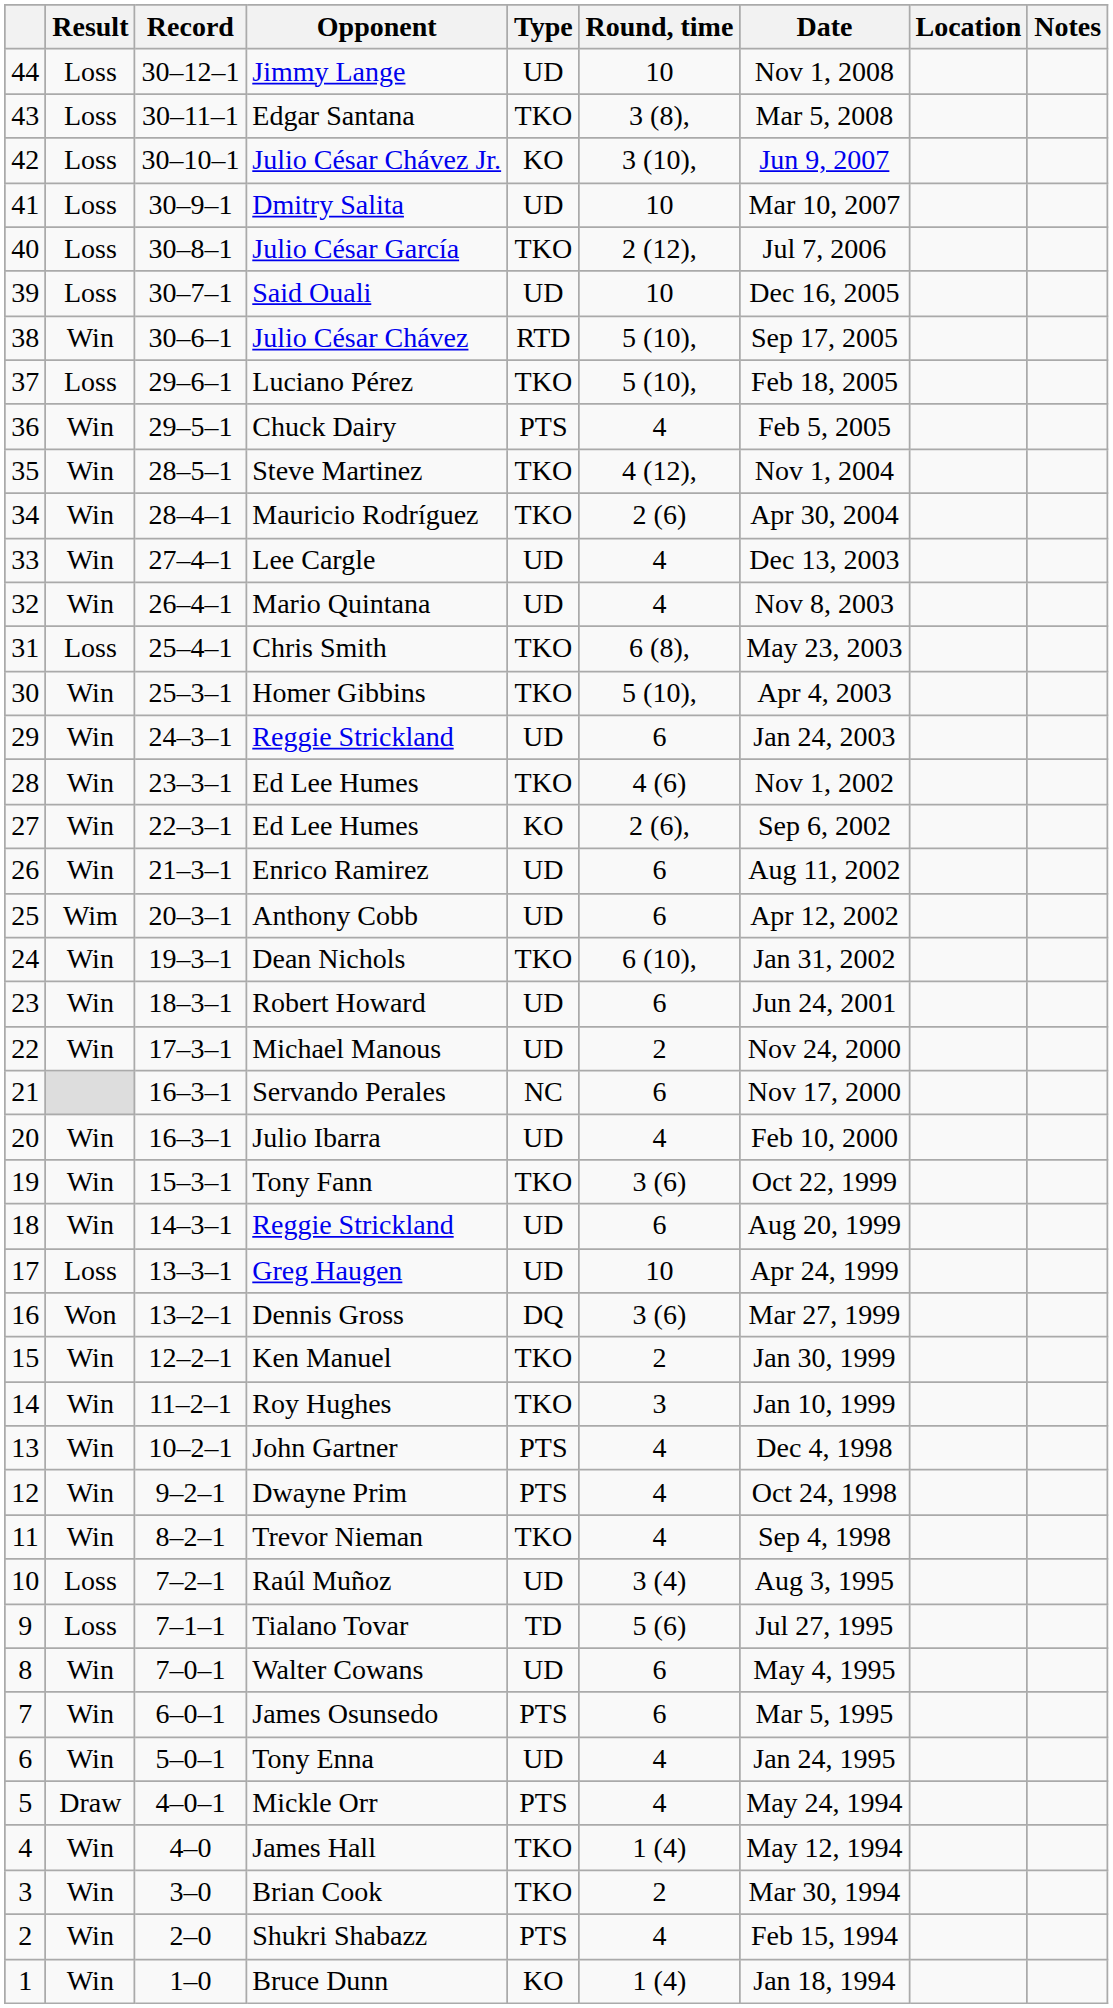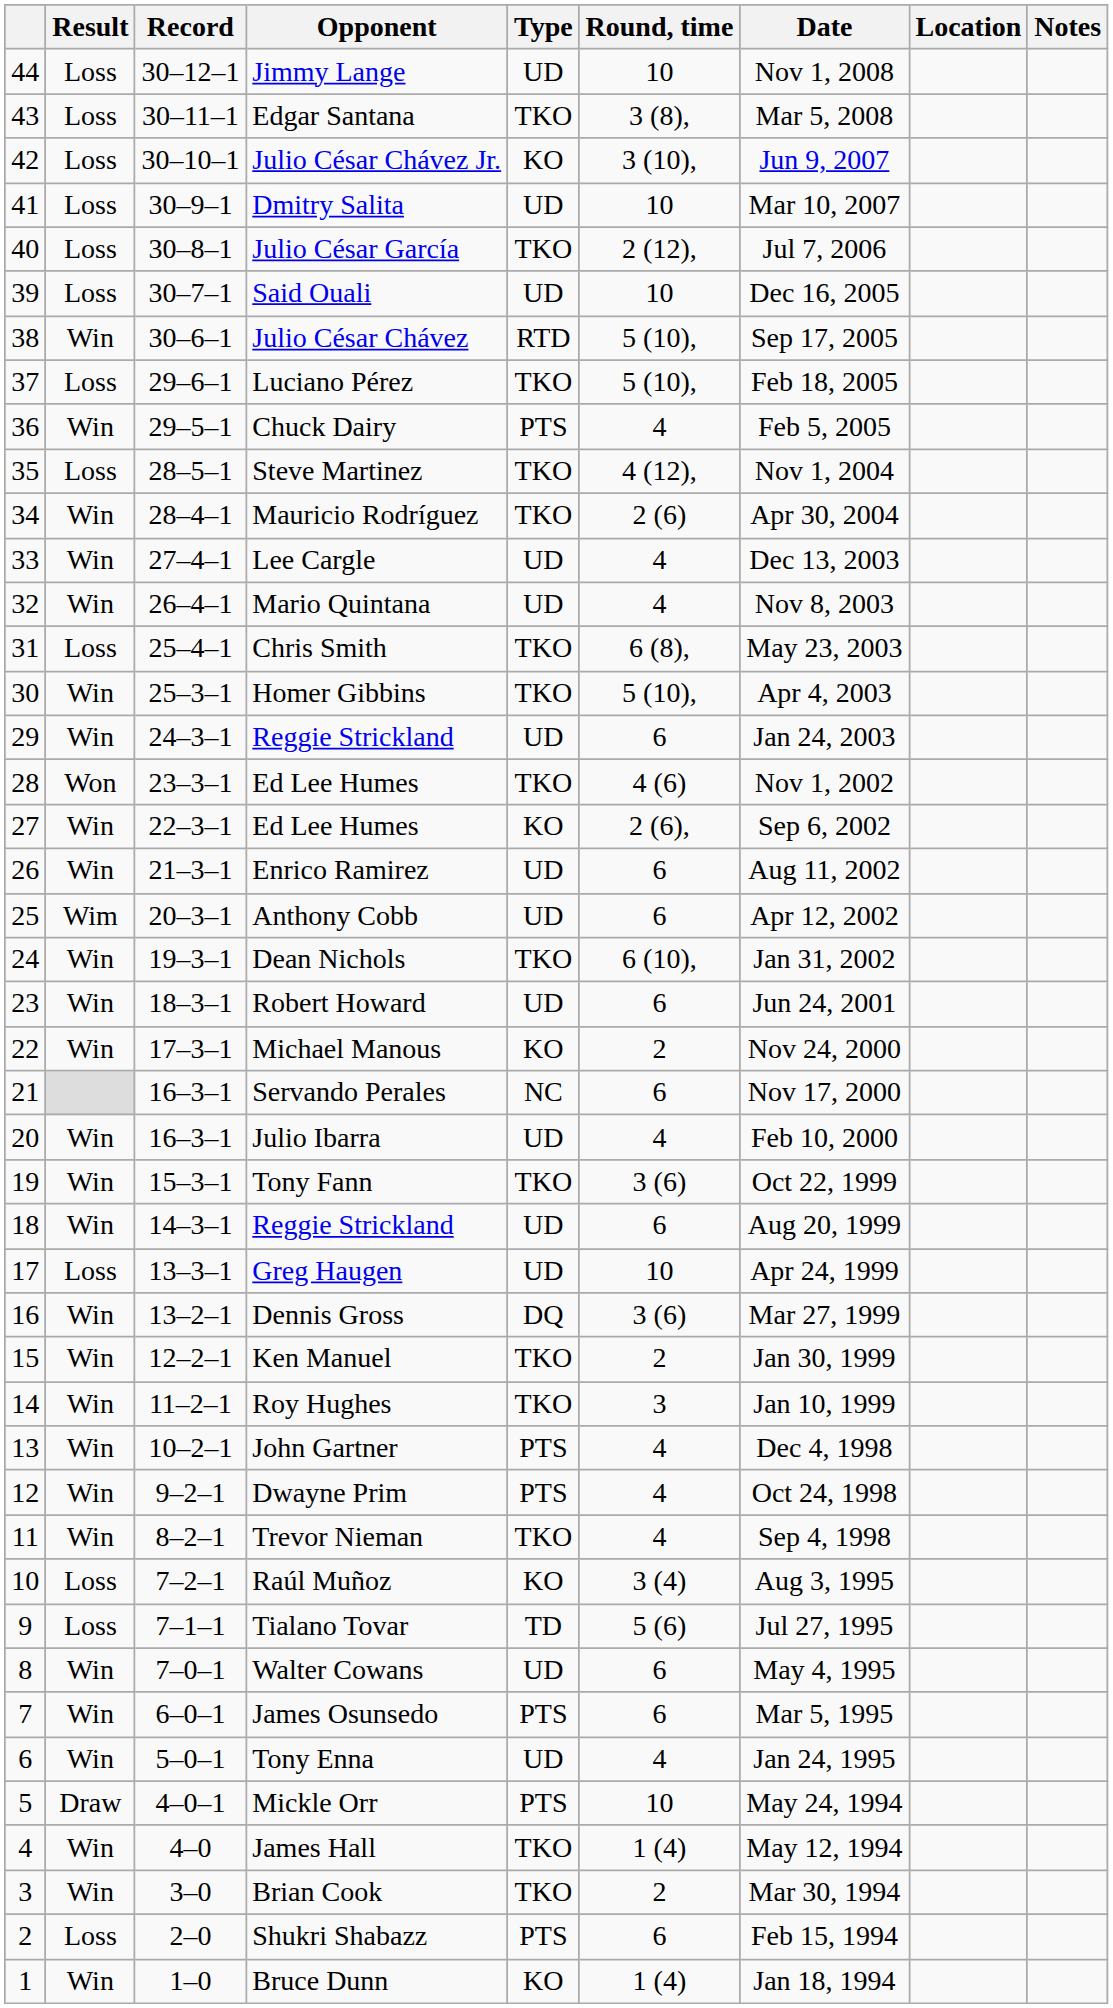(90, 470) Win -> (90, 470) Loss
(90, 781) Win -> (90, 781) Won
(543, 1048) UD -> (543, 1048) KO
(90, 1314) Won -> (90, 1314) Win
(543, 1580) UD -> (543, 1580) KO
(659, 1802) 4 -> (659, 1802) 10
(90, 1936) Win -> (90, 1936) Loss
(659, 1936) 4 -> (659, 1936) 6
